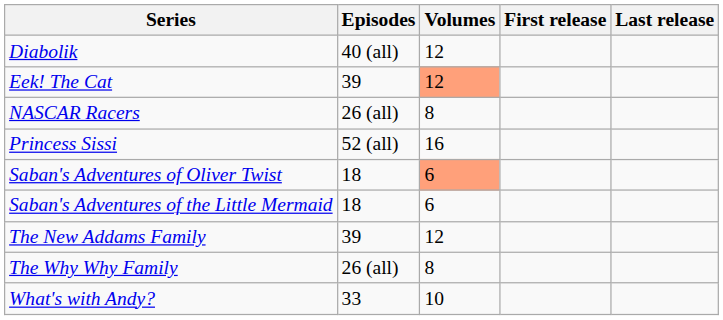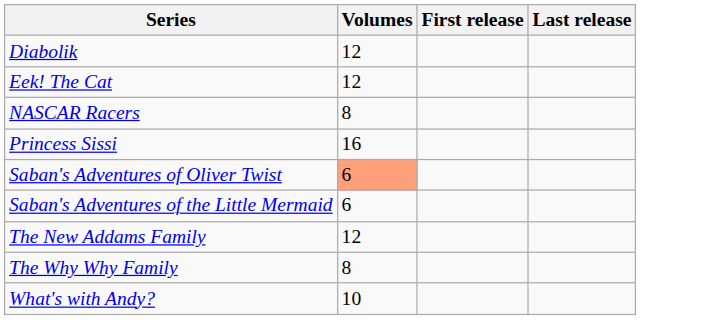- column: (379, 19)
(434, 81) lightsalmon background -> (351, 81) no background
